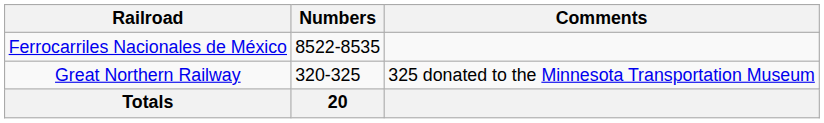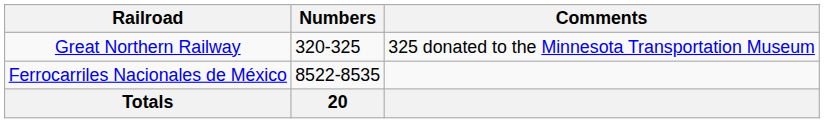rows swapped: (148, 74) <-> (148, 46)
